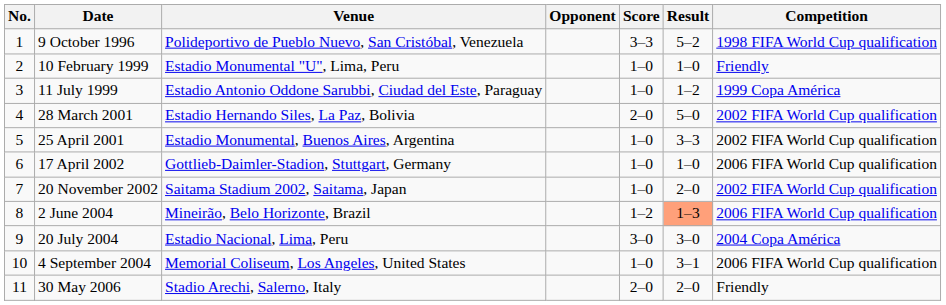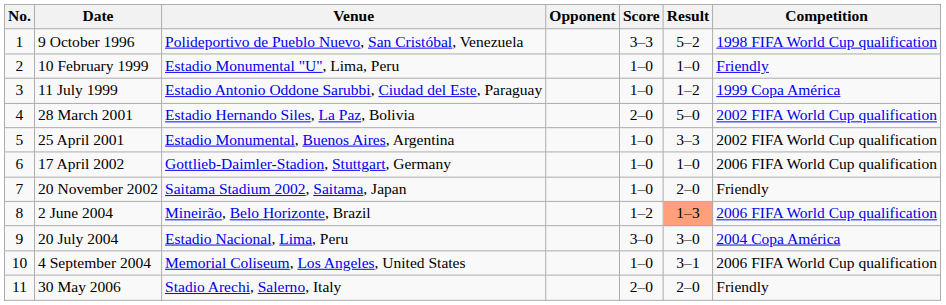(827, 189) 2002 FIFA World Cup qualification -> (743, 189) Friendly
